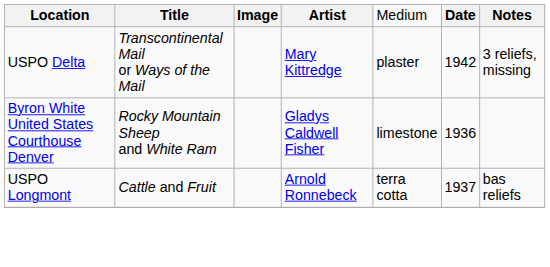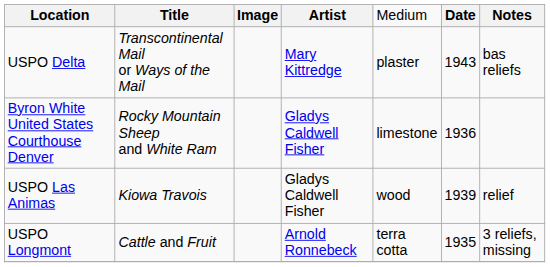(460, 62) 1942 -> (460, 62) 1943
(510, 62) 3 reliefs, missing -> (502, 62) bas reliefs
+ row: (41, 195)
(460, 187) 1937 -> (460, 242) 1935
(502, 187) bas reliefs -> (510, 242) 3 reliefs, missing
